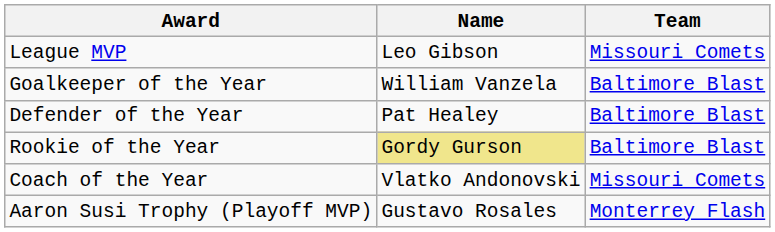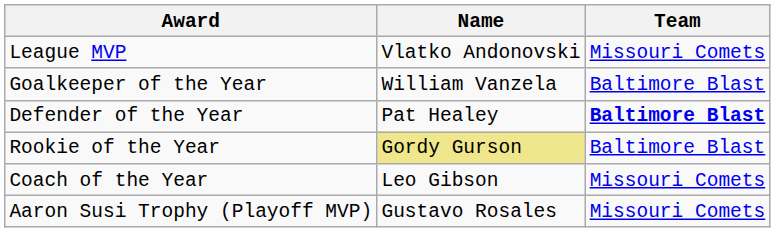(440, 52) Leo Gibson -> (481, 52) Vlatko Andonovski
(677, 116) normal -> (677, 116) bold
(481, 180) Vlatko Andonovski -> (440, 180) Leo Gibson
(677, 211) Monterrey Flash -> (677, 211) Missouri Comets
